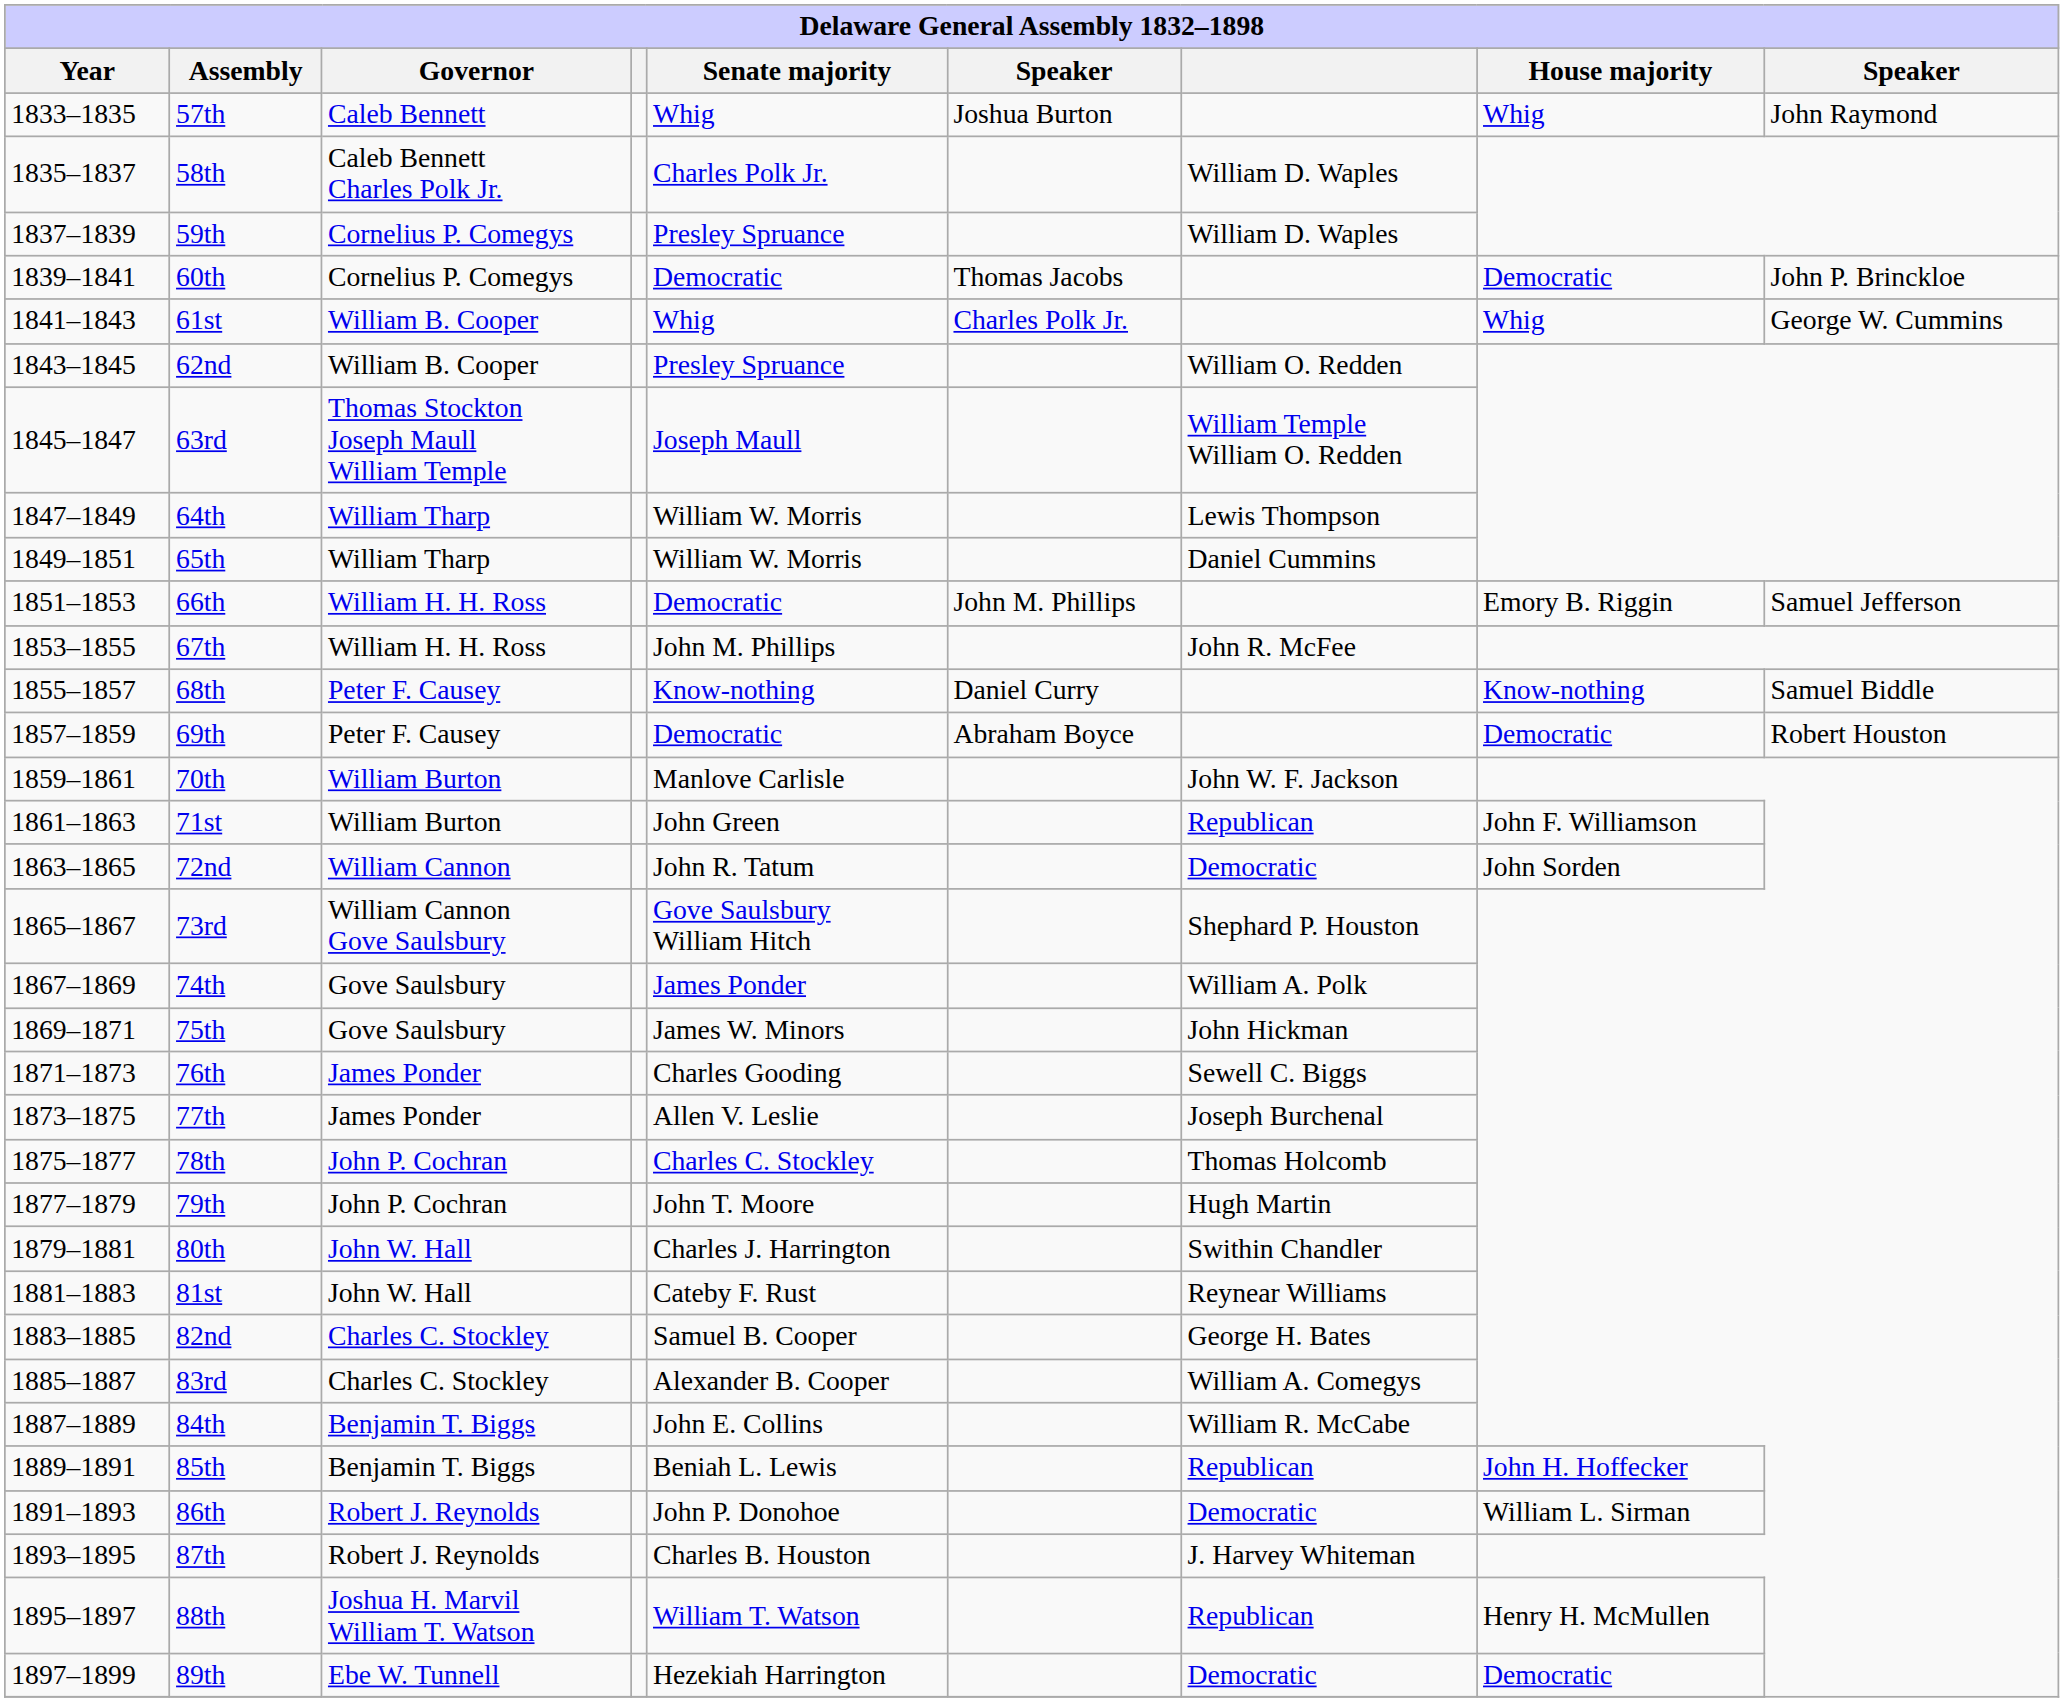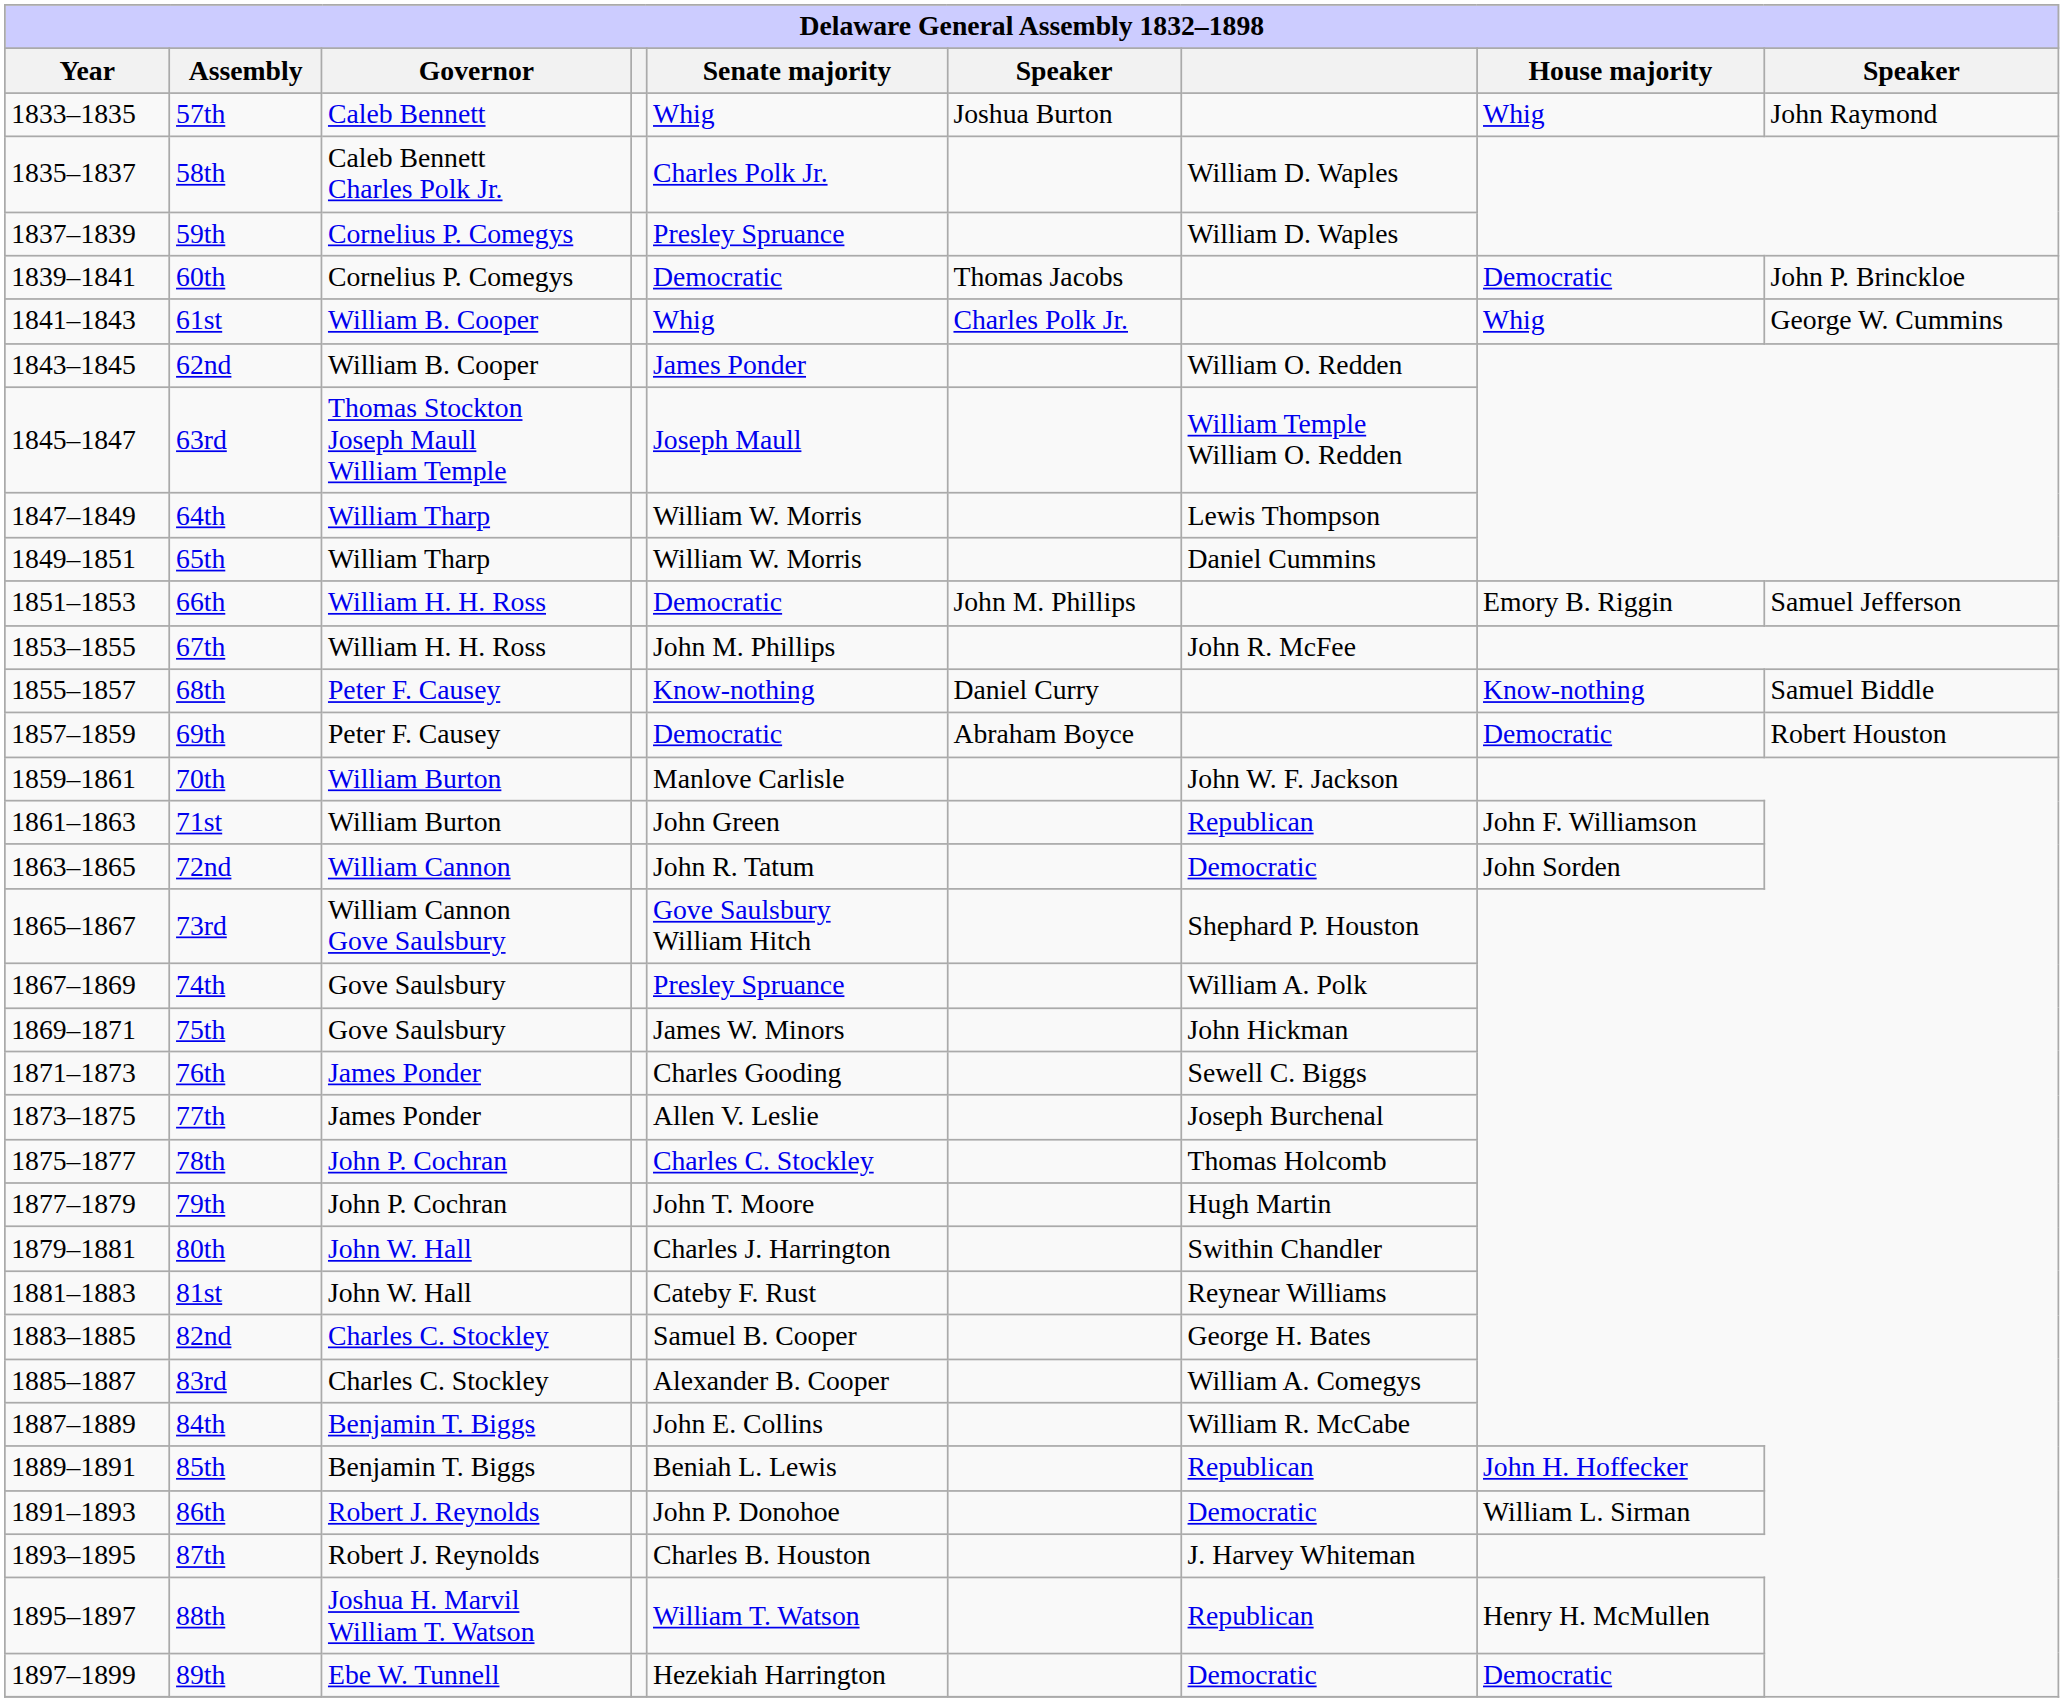(749, 364) Presley Spruance -> (730, 364) James Ponder
(730, 985) James Ponder -> (749, 985) Presley Spruance
